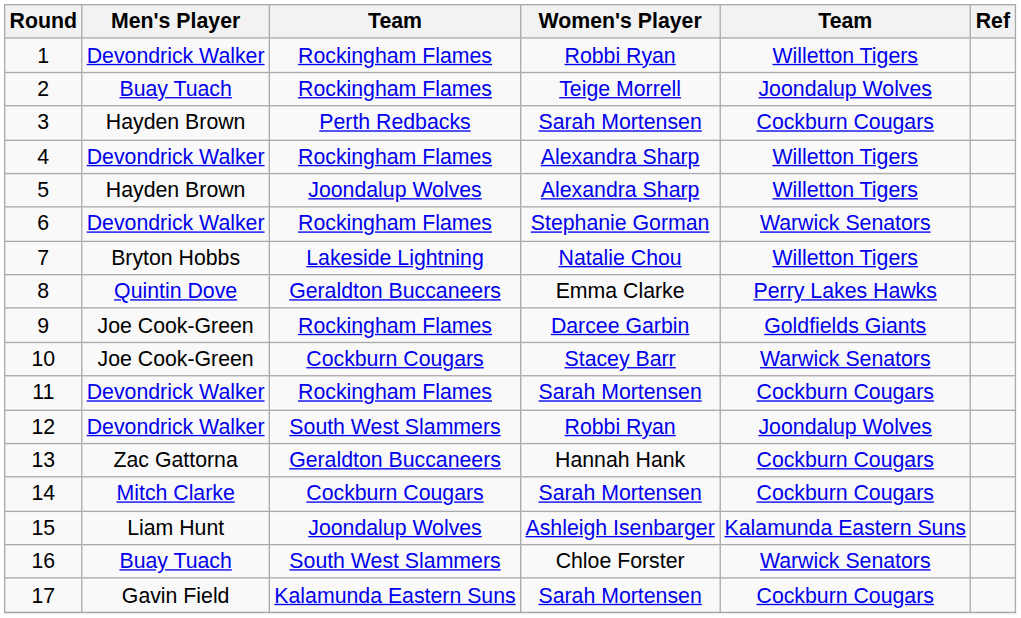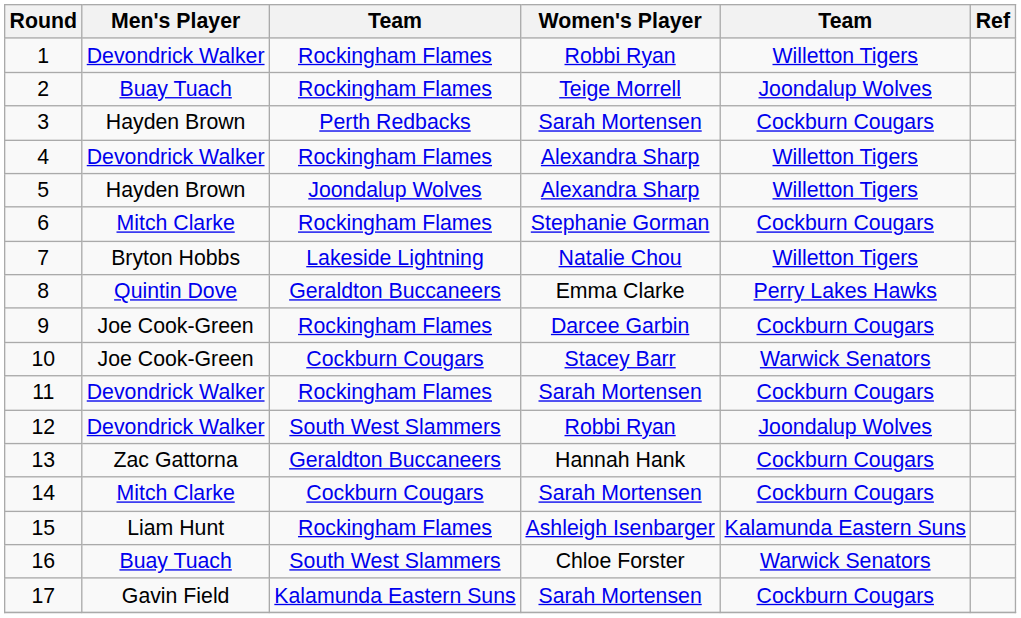(176, 223) Devondrick Walker -> (176, 223) Mitch Clarke
(845, 223) Warwick Senators -> (845, 223) Cockburn Cougars
(845, 325) Goldfields Giants -> (845, 325) Cockburn Cougars
(395, 527) Joondalup Wolves -> (395, 527) Rockingham Flames
